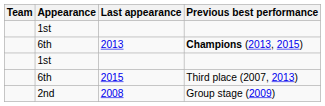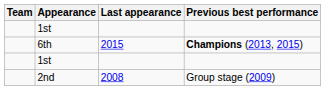(112, 45) 2013 -> (112, 45) 2015
- row: (45, 77)
